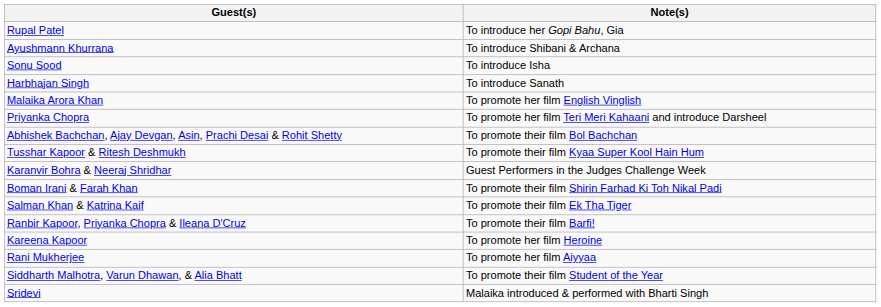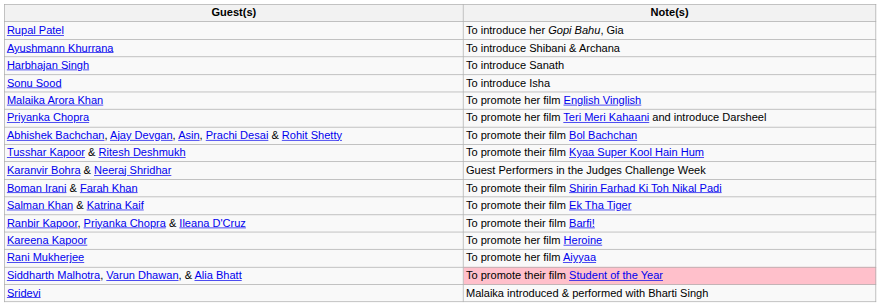rows swapped: (34, 65) <-> (48, 83)
(564, 275) no background -> (564, 275) pink background
